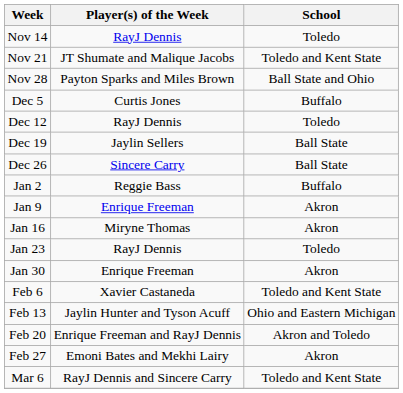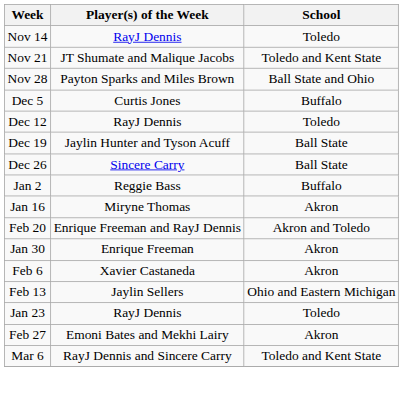(147, 143) Jaylin Sellers -> (147, 143) Jaylin Hunter and Tyson Acuff
- row: (27, 206)
rows swapped: (27, 249) <-> (27, 334)
(321, 292) Toledo and Kent State -> (321, 270) Akron
(147, 313) Jaylin Hunter and Tyson Acuff -> (147, 292) Jaylin Sellers
